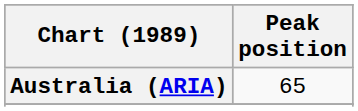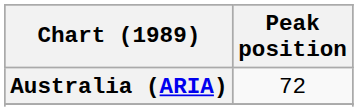(293, 86) 65 -> (293, 86) 72
